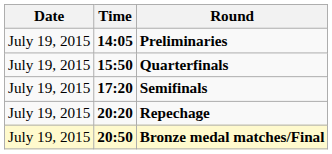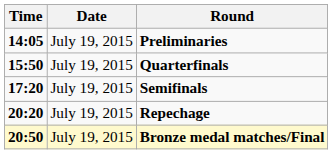columns swapped: (49, 16) <-> (115, 16)
